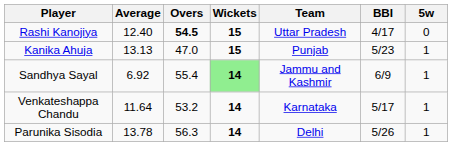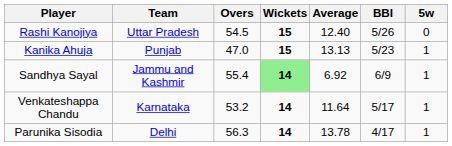columns swapped: (310, 13) <-> (138, 13)
(187, 32) bold -> (237, 32) normal
(383, 32) 4/17 -> (383, 32) 5/26
(383, 132) 5/26 -> (383, 132) 4/17
